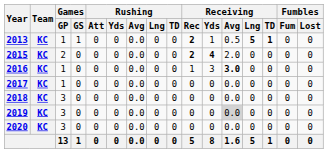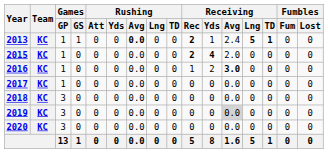(137, 40) normal -> (137, 40) bold
(232, 40) 0.5 -> (232, 40) 2.4
(63, 55) 2 -> (63, 55) 1
(212, 69) 3 -> (212, 69) 2
